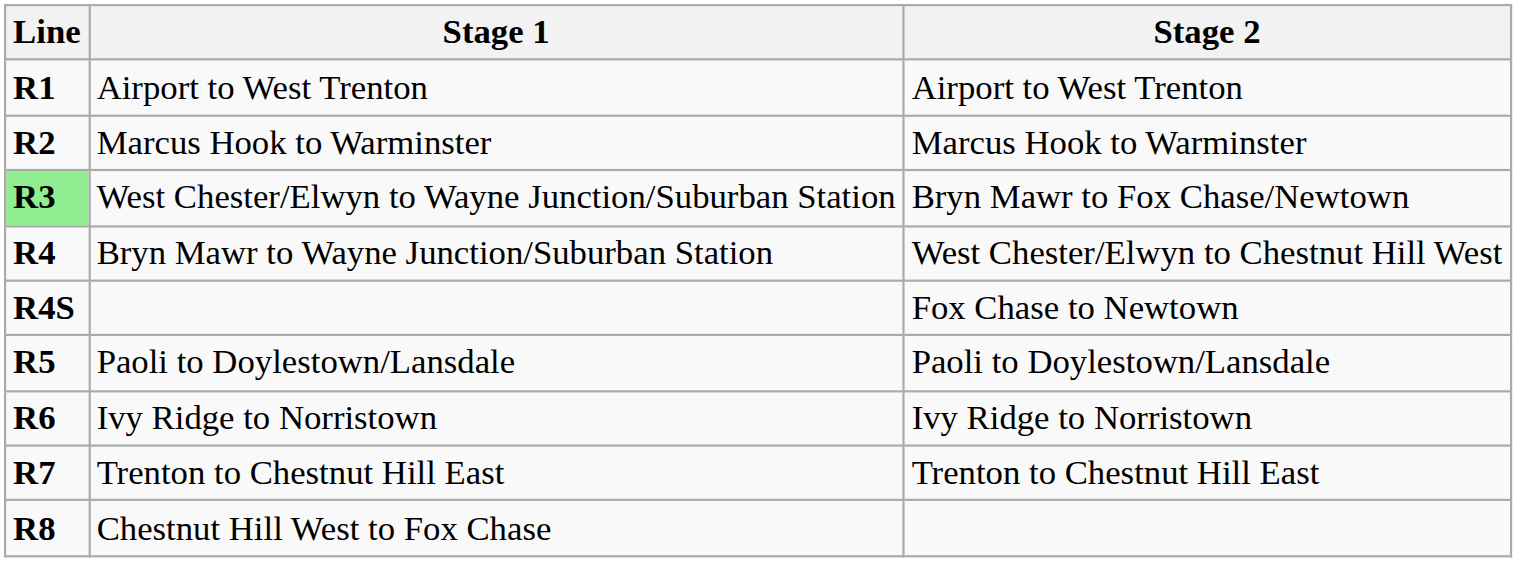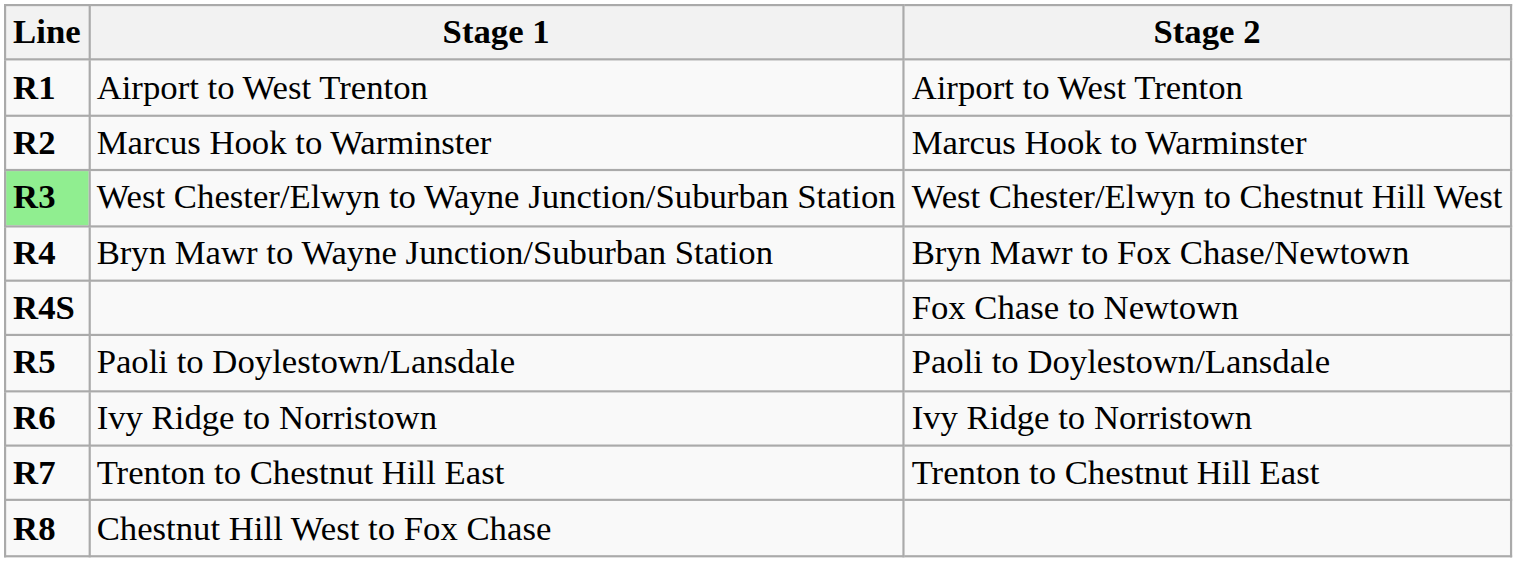(1160, 197) Bryn Mawr to Fox Chase/Newtown -> (1207, 197) West Chester/Elwyn to Chestnut Hill West
(1207, 252) West Chester/Elwyn to Chestnut Hill West -> (1160, 252) Bryn Mawr to Fox Chase/Newtown
